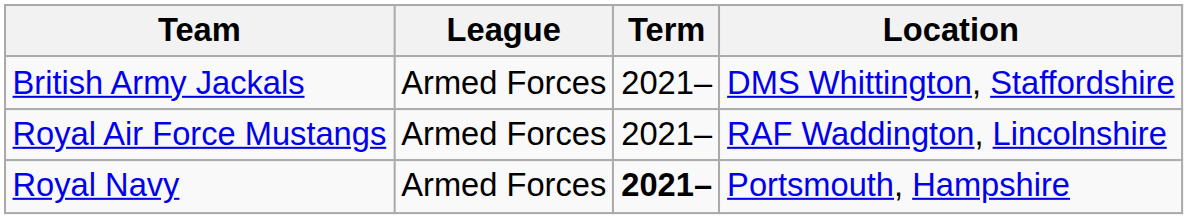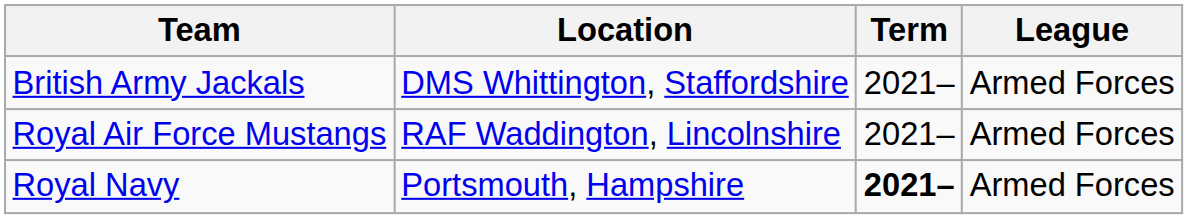columns swapped: (951, 30) <-> (504, 30)
